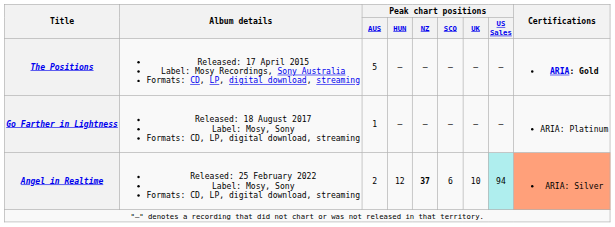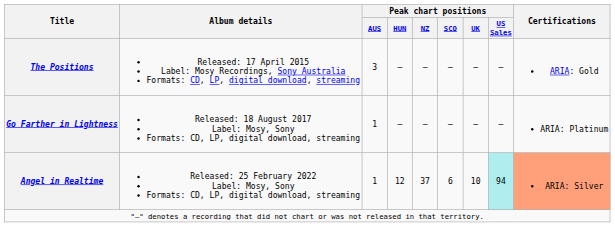(375, 67) 5 -> (375, 67) 3
(562, 72) bold -> (562, 72) normal
(375, 181) 2 -> (375, 181) 1
(425, 181) bold -> (425, 181) normal
